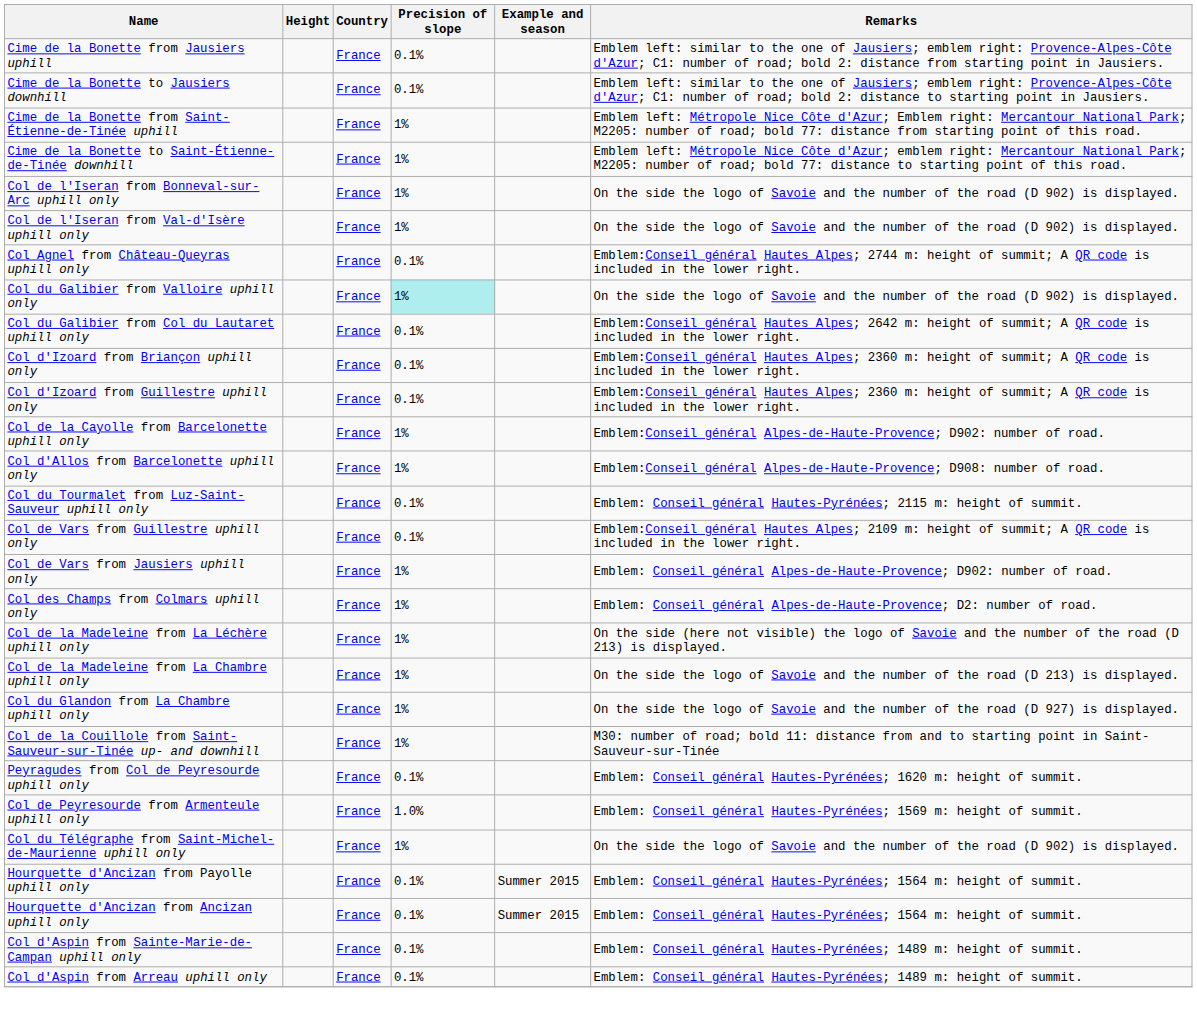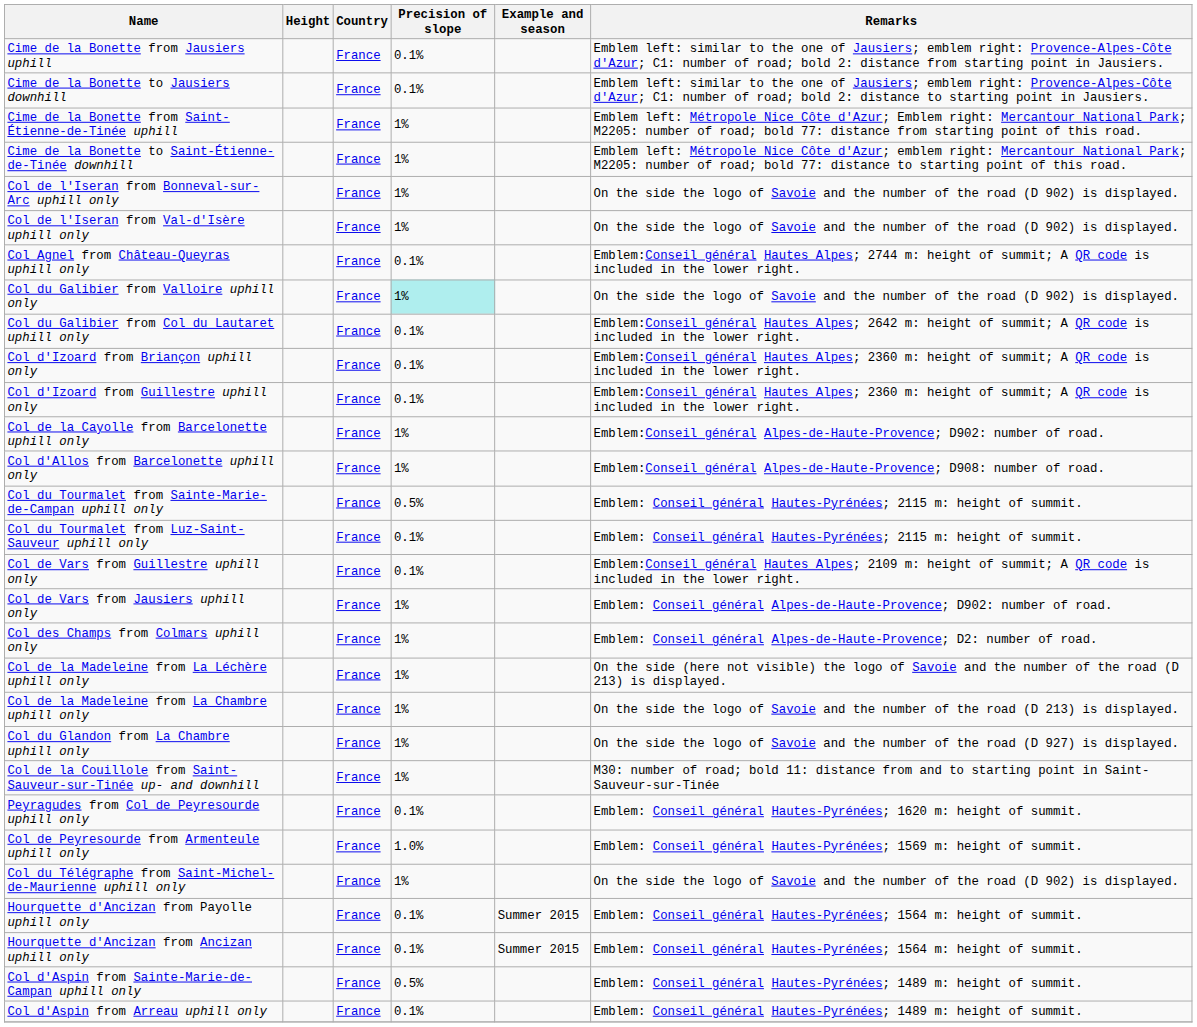+ row: (137, 503)
(409, 950) 0.1% -> (409, 984) 0.5%
